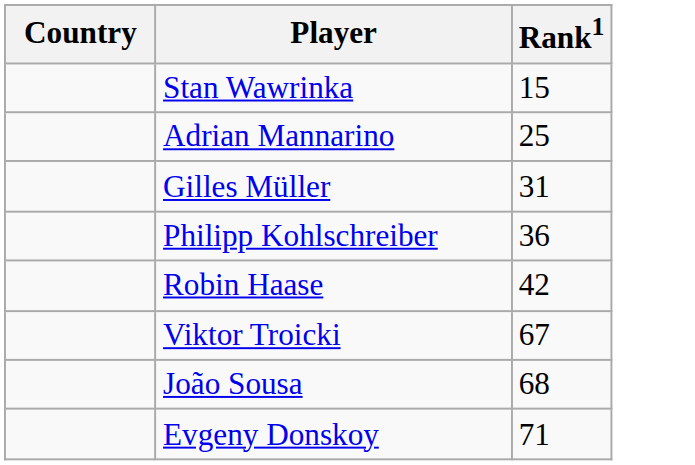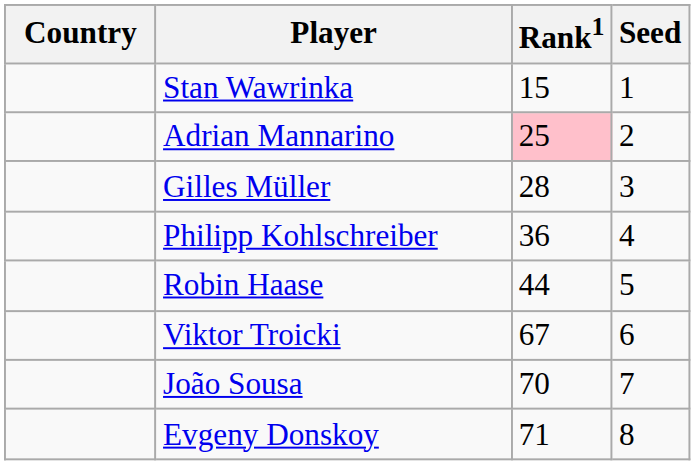+ column: (650, 33)
(534, 136) no background -> (534, 136) pink background
(534, 186) 31 -> (534, 186) 28
(534, 285) 42 -> (534, 285) 44
(534, 384) 68 -> (534, 384) 70
